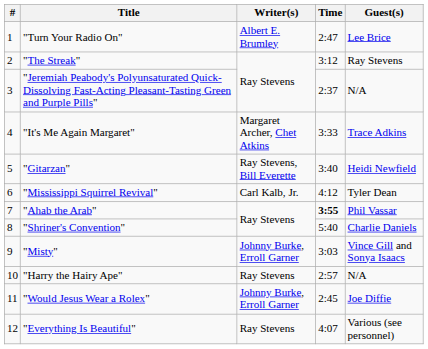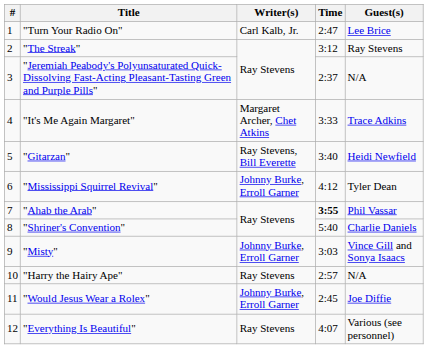(260, 36) Albert E. Brumley -> (269, 30) Carl Kalb, Jr.
(269, 192) Carl Kalb, Jr. -> (272, 186) Johnny Burke, Erroll Garner
